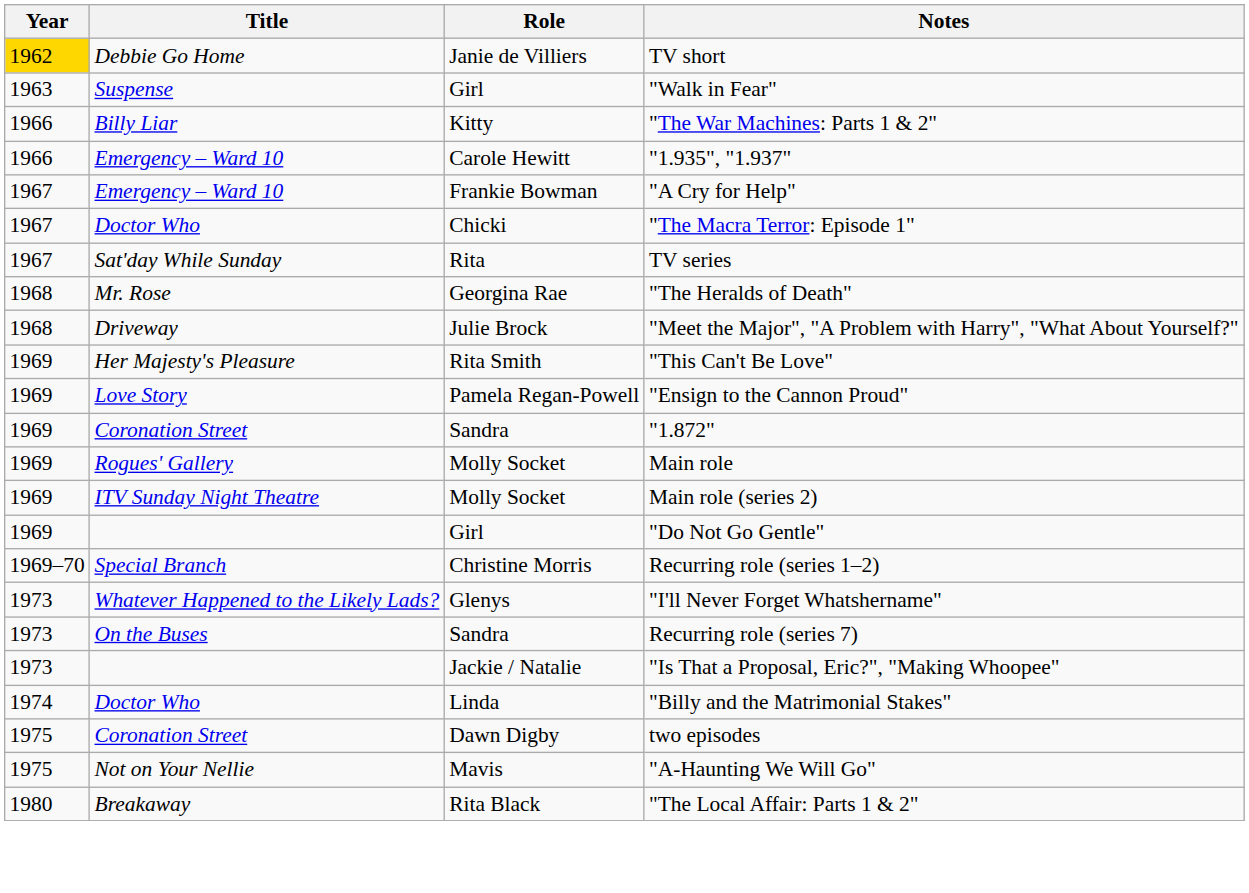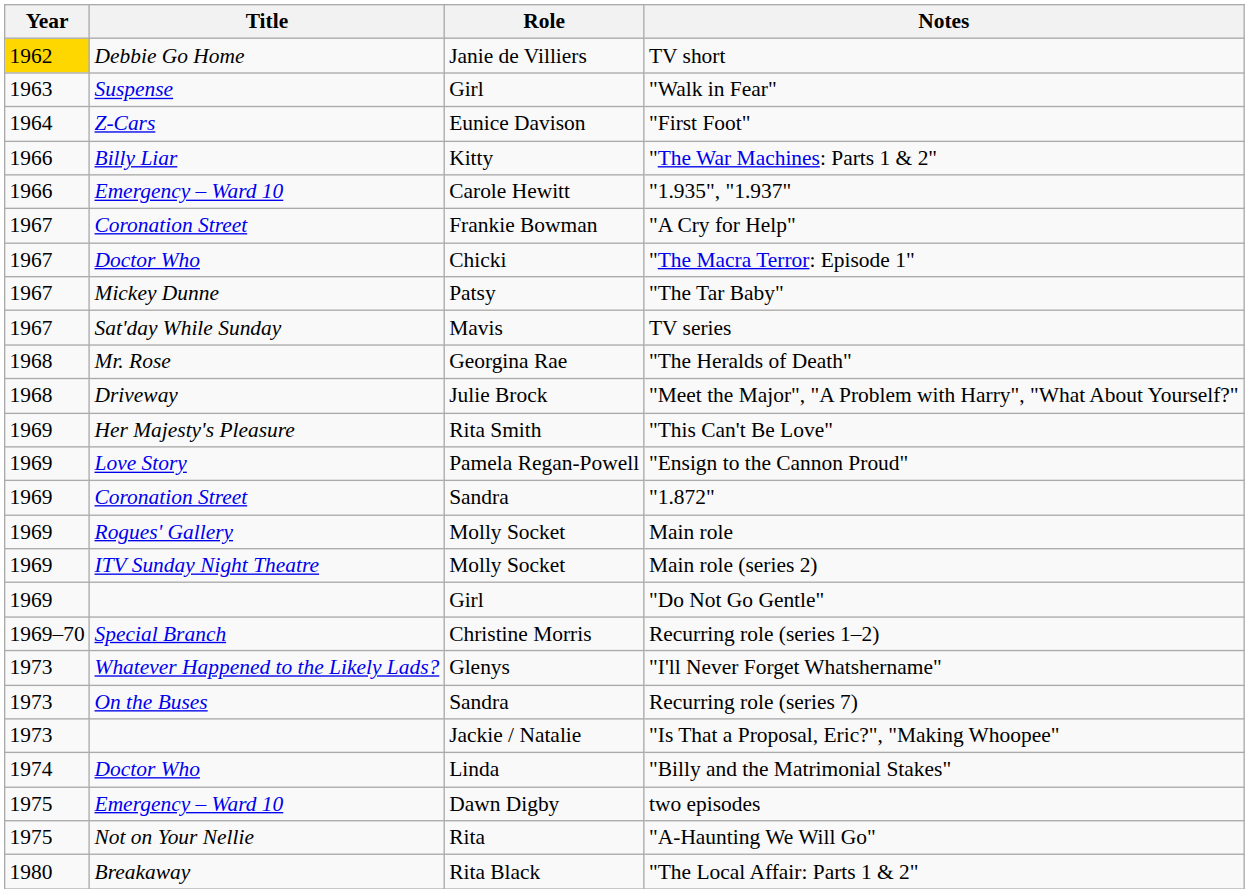+ row: (700, 123)
(189, 191) Emergency – Ward 10 -> (171, 225) Coronation Street
+ row: (716, 293)
(467, 259) Rita -> (476, 327) Mavis
(171, 735) Coronation Street -> (189, 803) Emergency – Ward 10
(476, 769) Mavis -> (467, 837) Rita
